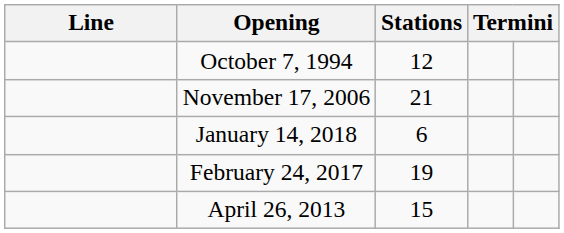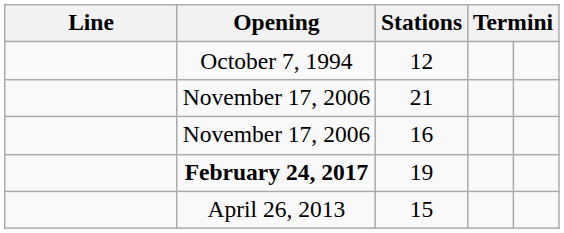+ row: (422, 135)
- row: (422, 135)
(276, 172) normal -> (276, 172) bold
